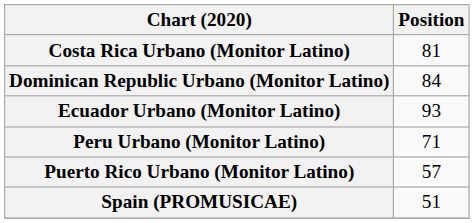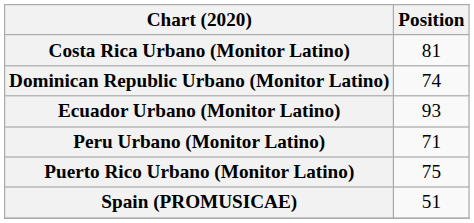(431, 80) 84 -> (431, 80) 74
(431, 171) 57 -> (431, 171) 75
